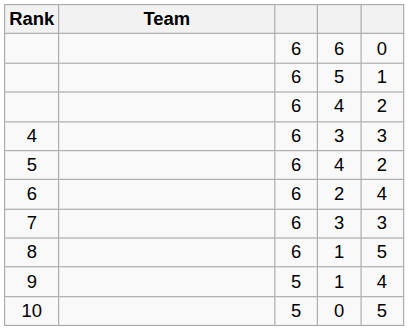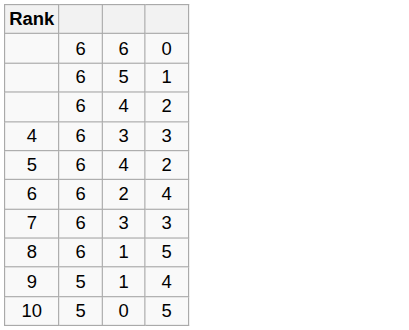- column: (167, 19)
